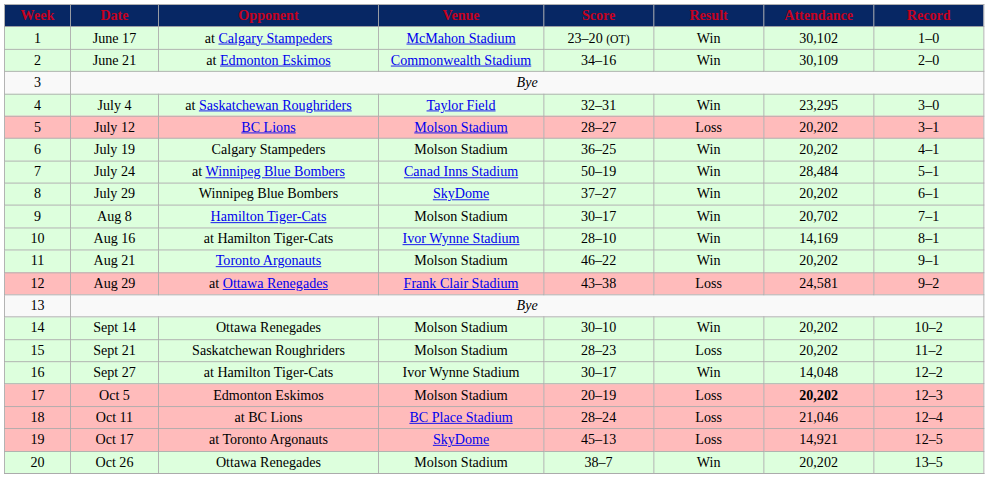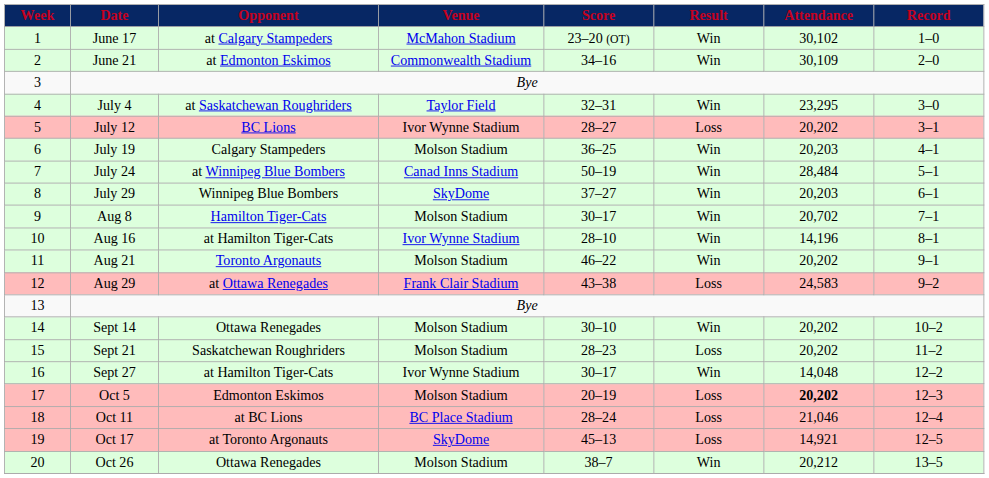(461, 127) Molson Stadium -> (461, 127) Ivor Wynne Stadium
(819, 149) 20,202 -> (819, 149) 20,203
(819, 194) 20,202 -> (819, 194) 20,203
(819, 238) 14,169 -> (819, 238) 14,196
(819, 283) 24,581 -> (819, 283) 24,583
(819, 462) 20,202 -> (819, 462) 20,212
